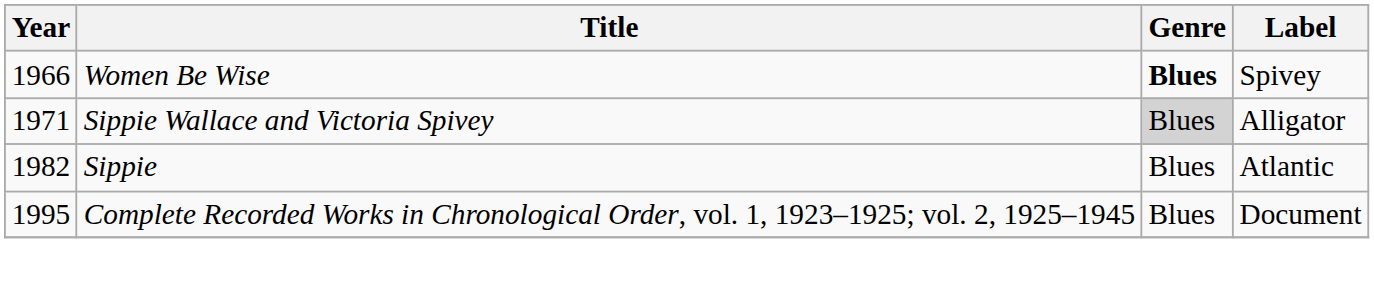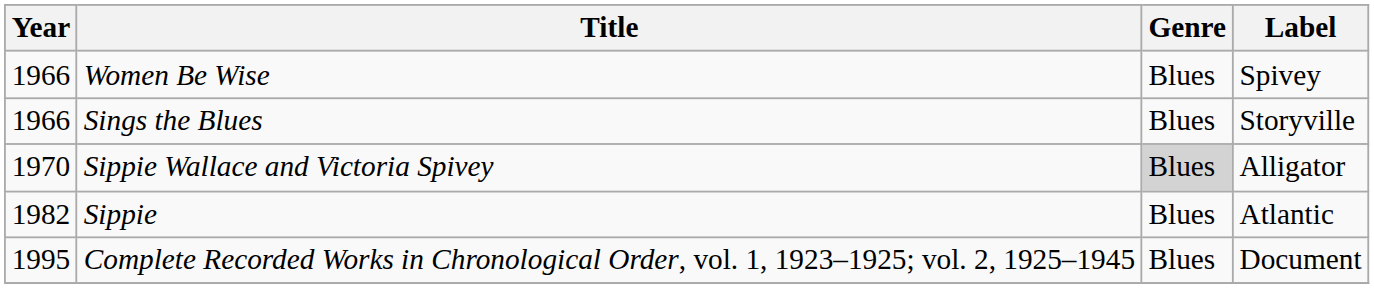(1183, 74) bold -> (1182, 74) normal
+ row: (173, 120)
(41, 120) 1971 -> (41, 167) 1970
